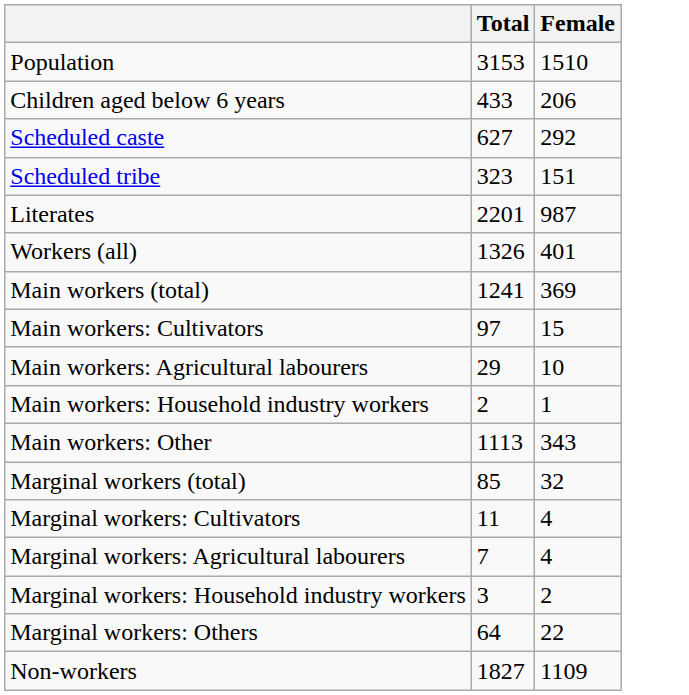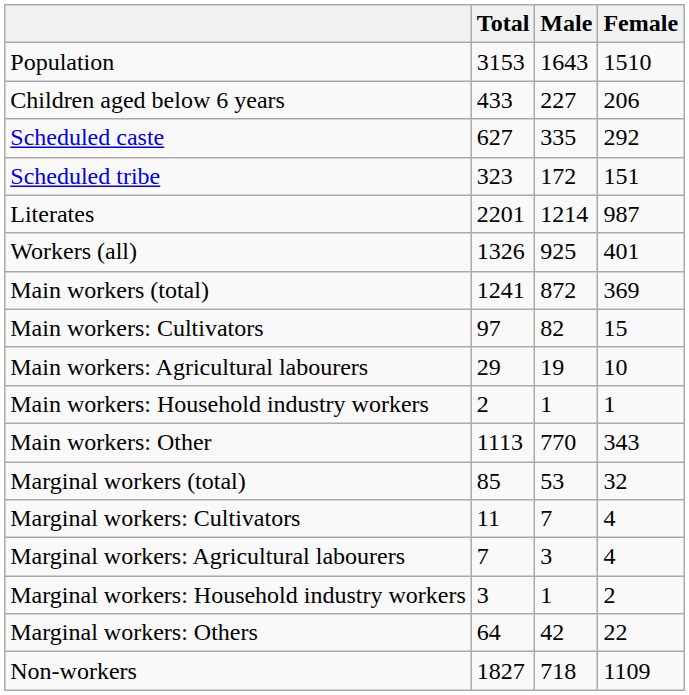+ column: (566, 23)
